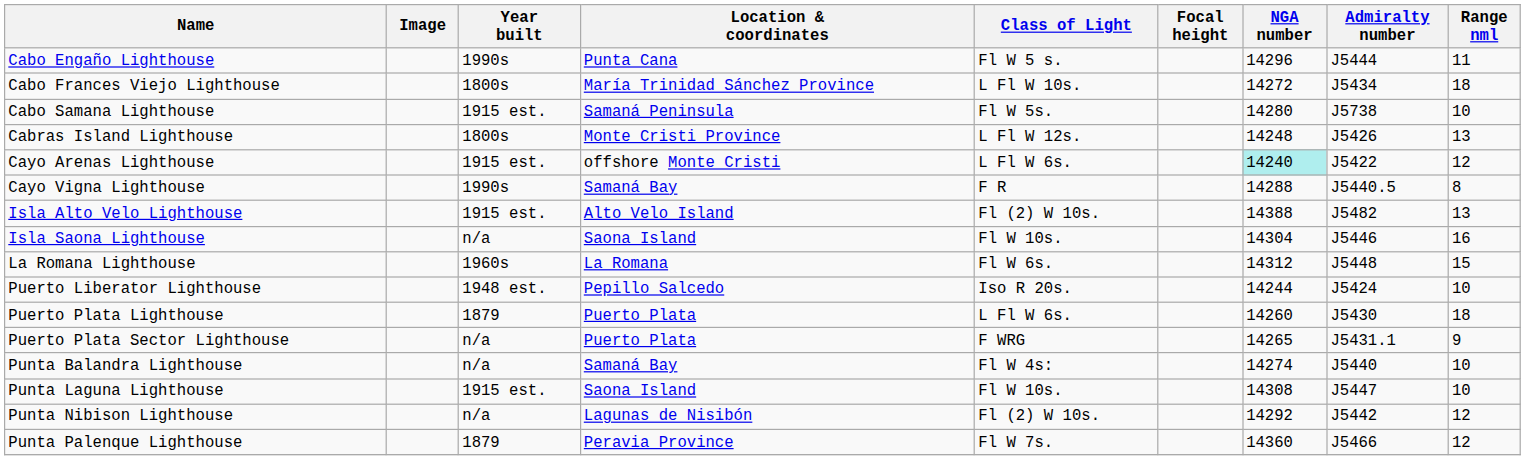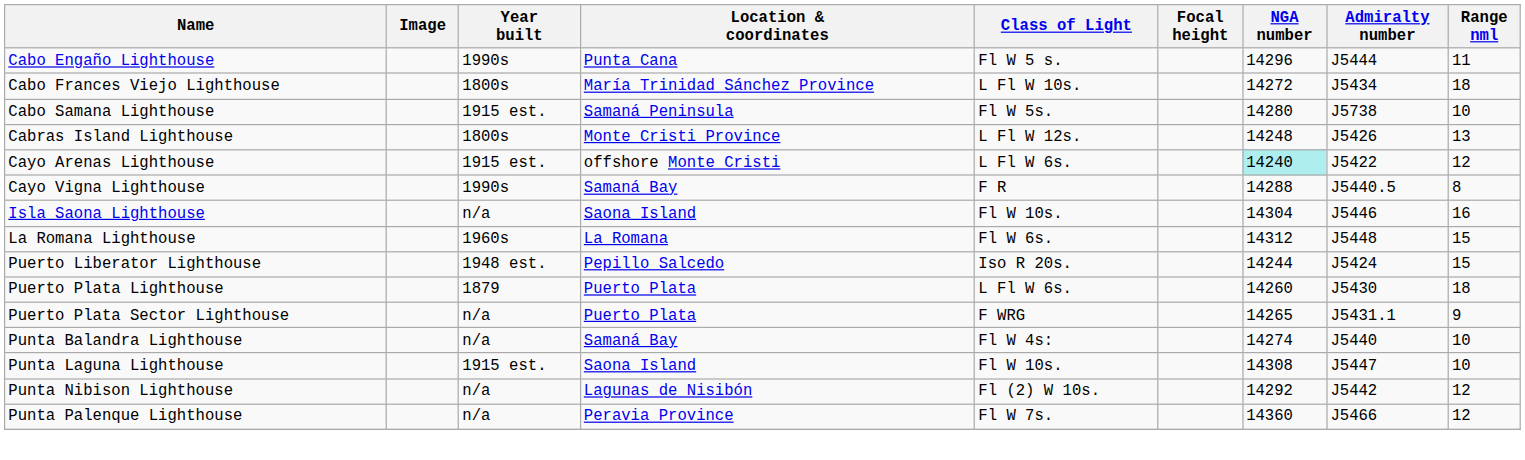- row: (125, 213)
(1461, 290) 10 -> (1461, 264) 15
(481, 442) 1879 -> (476, 417) n/a
